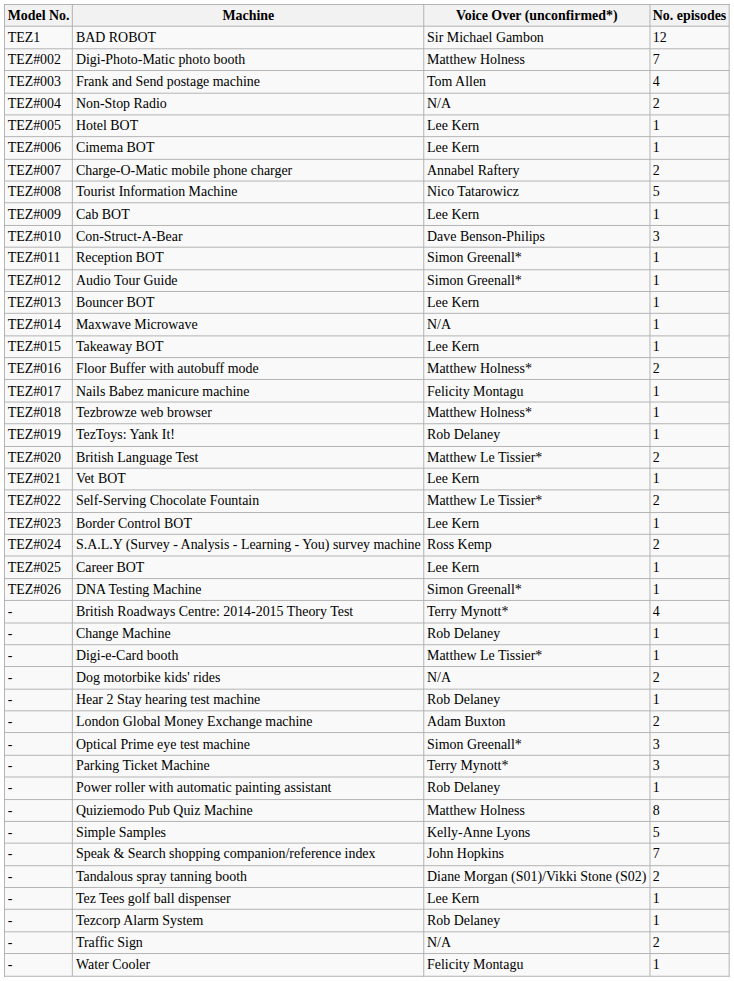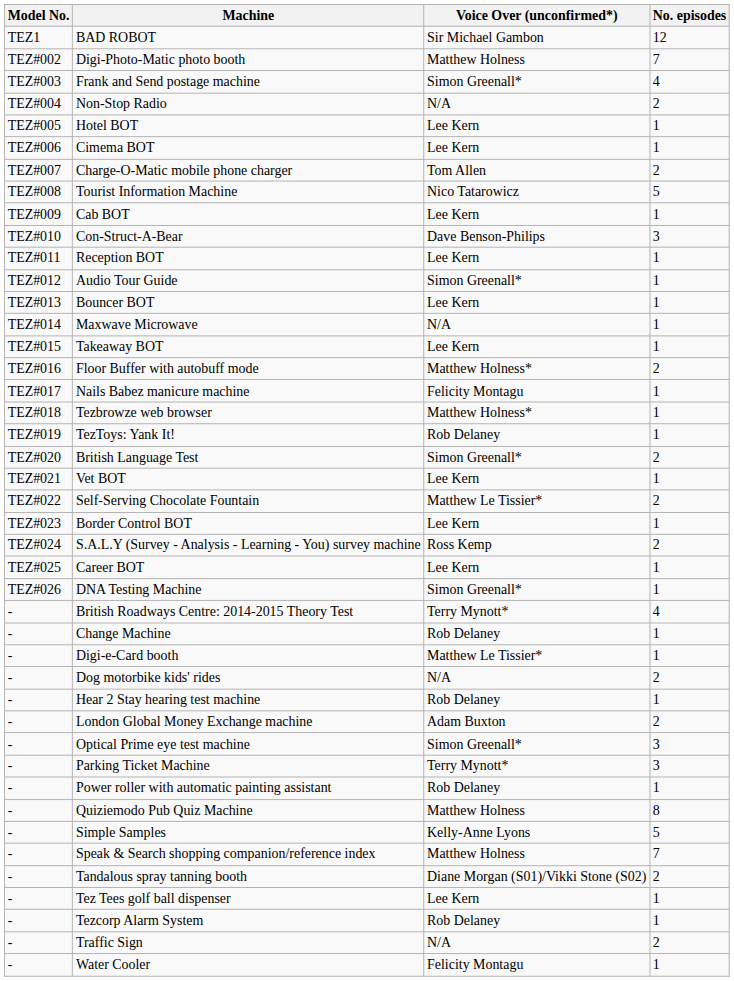(457, 81) Tom Allen -> (474, 81) Simon Greenall*
(473, 170) Annabel Raftery -> (457, 170) Tom Allen
(474, 258) Simon Greenall* -> (453, 258) Lee Kern
(485, 457) Matthew Le Tissier* -> (474, 457) Simon Greenall*
(466, 854) John Hopkins -> (476, 854) Matthew Holness
